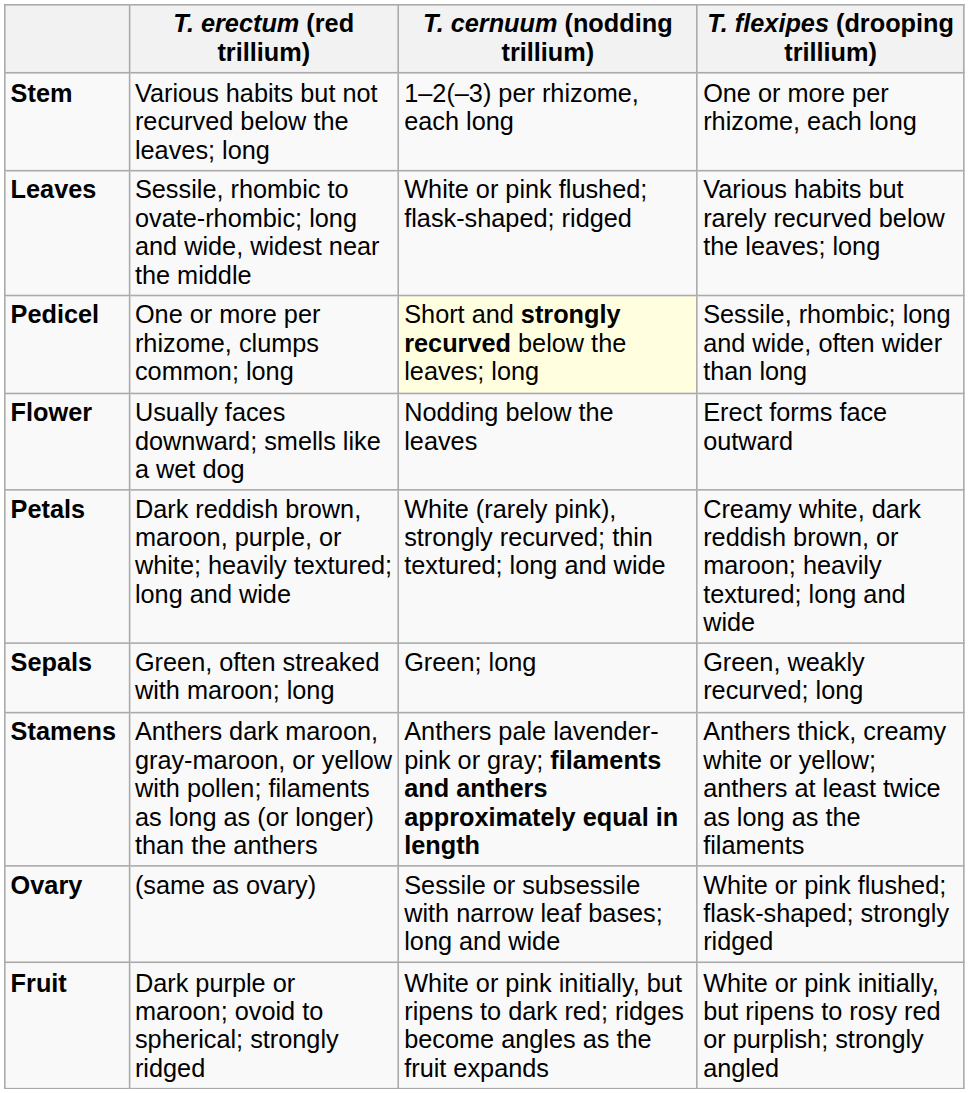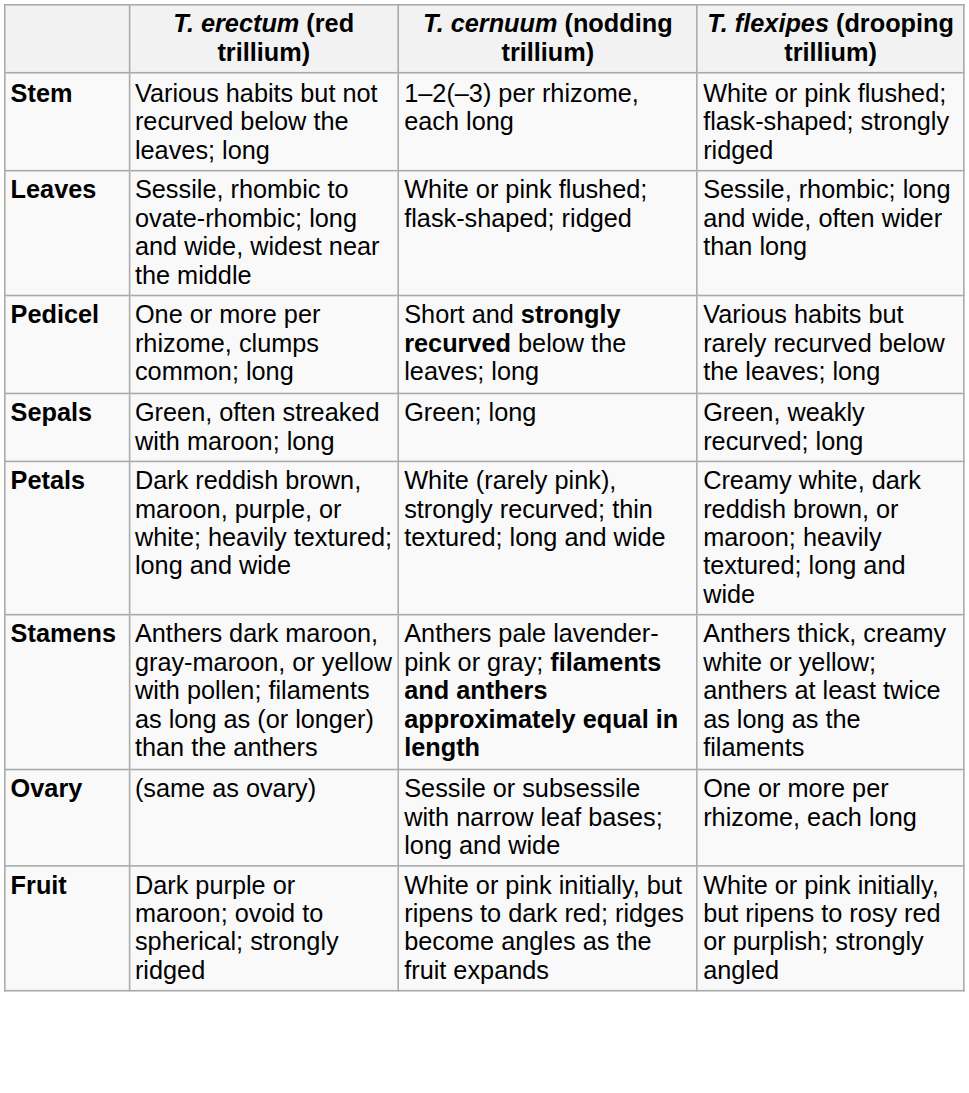(810, 107) One or more per rhizome, each long -> (826, 121) White or pink flushed; flask-shaped; strongly ridged
(824, 218) Various habits but rarely recurved below the leaves; long -> (827, 218) Sessile, rhombic; long and wide, often wider than long
(515, 343) lightyellow background -> (515, 343) no background
(827, 343) Sessile, rhombic; long and wide, often wider than long -> (824, 343) Various habits but rarely recurved below the leaves; long
- row: (51, 412)
rows swapped: (51, 663) <-> (48, 509)
(826, 914) White or pink flushed; flask-shaped; strongly ridged -> (810, 802) One or more per rhizome, each long
